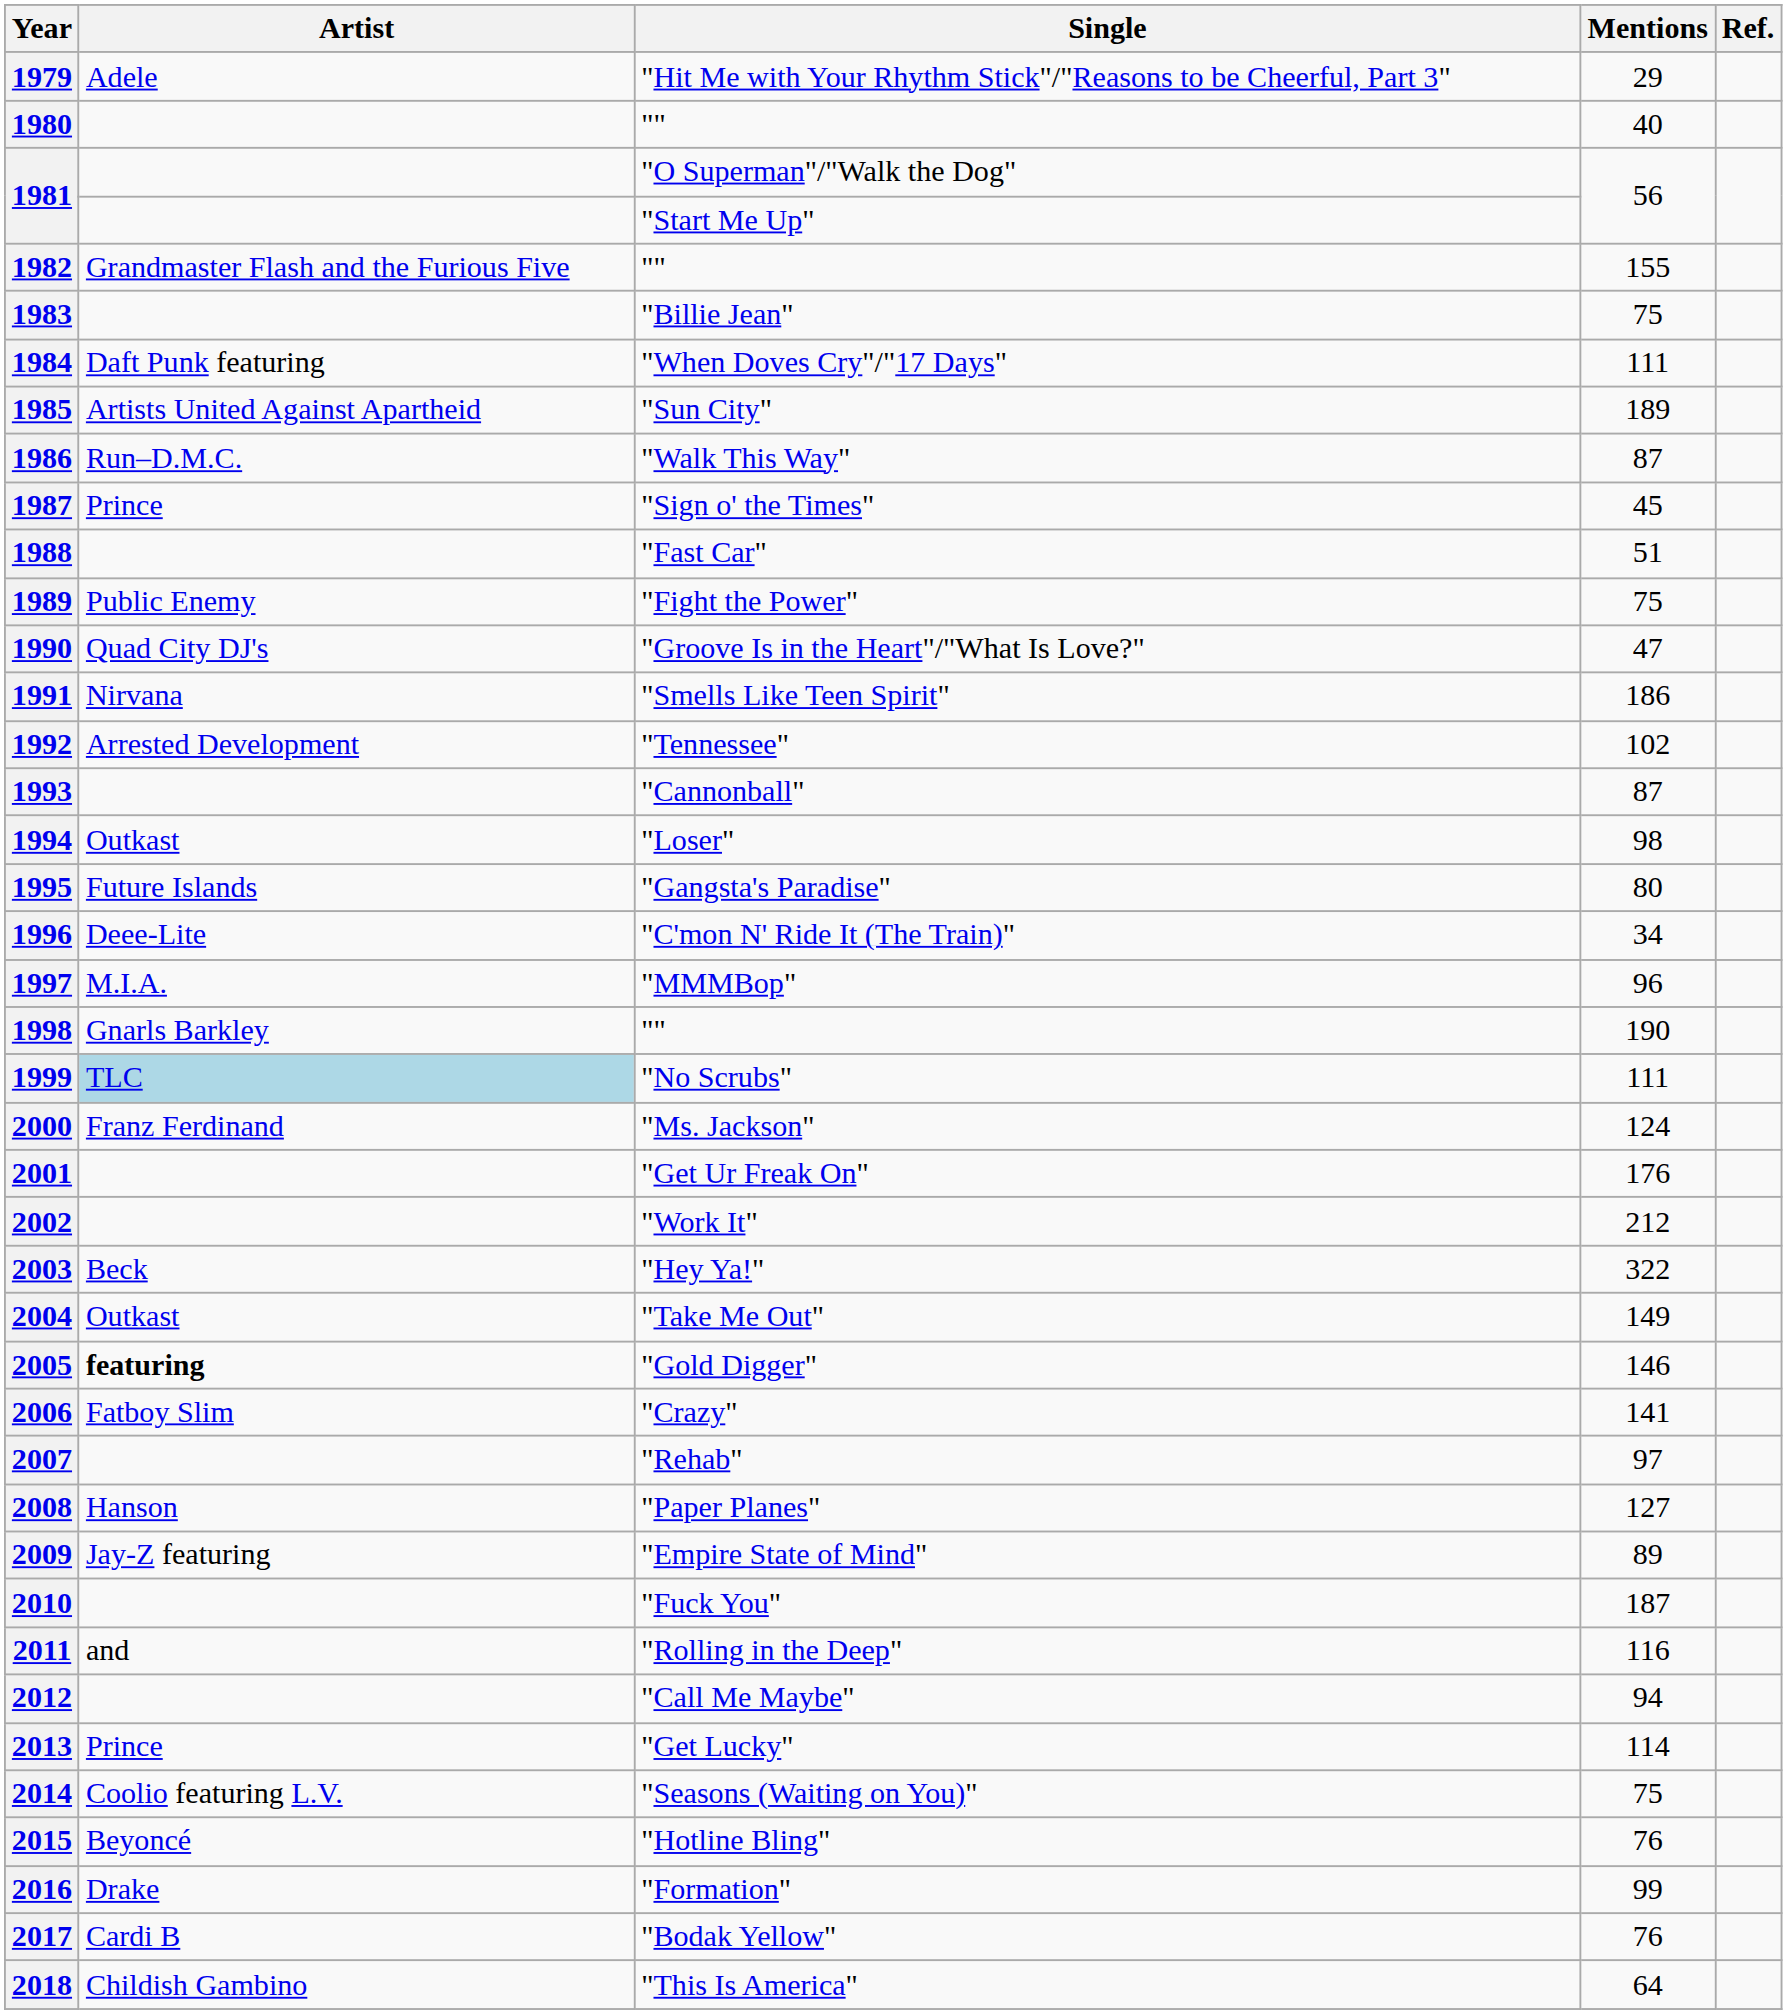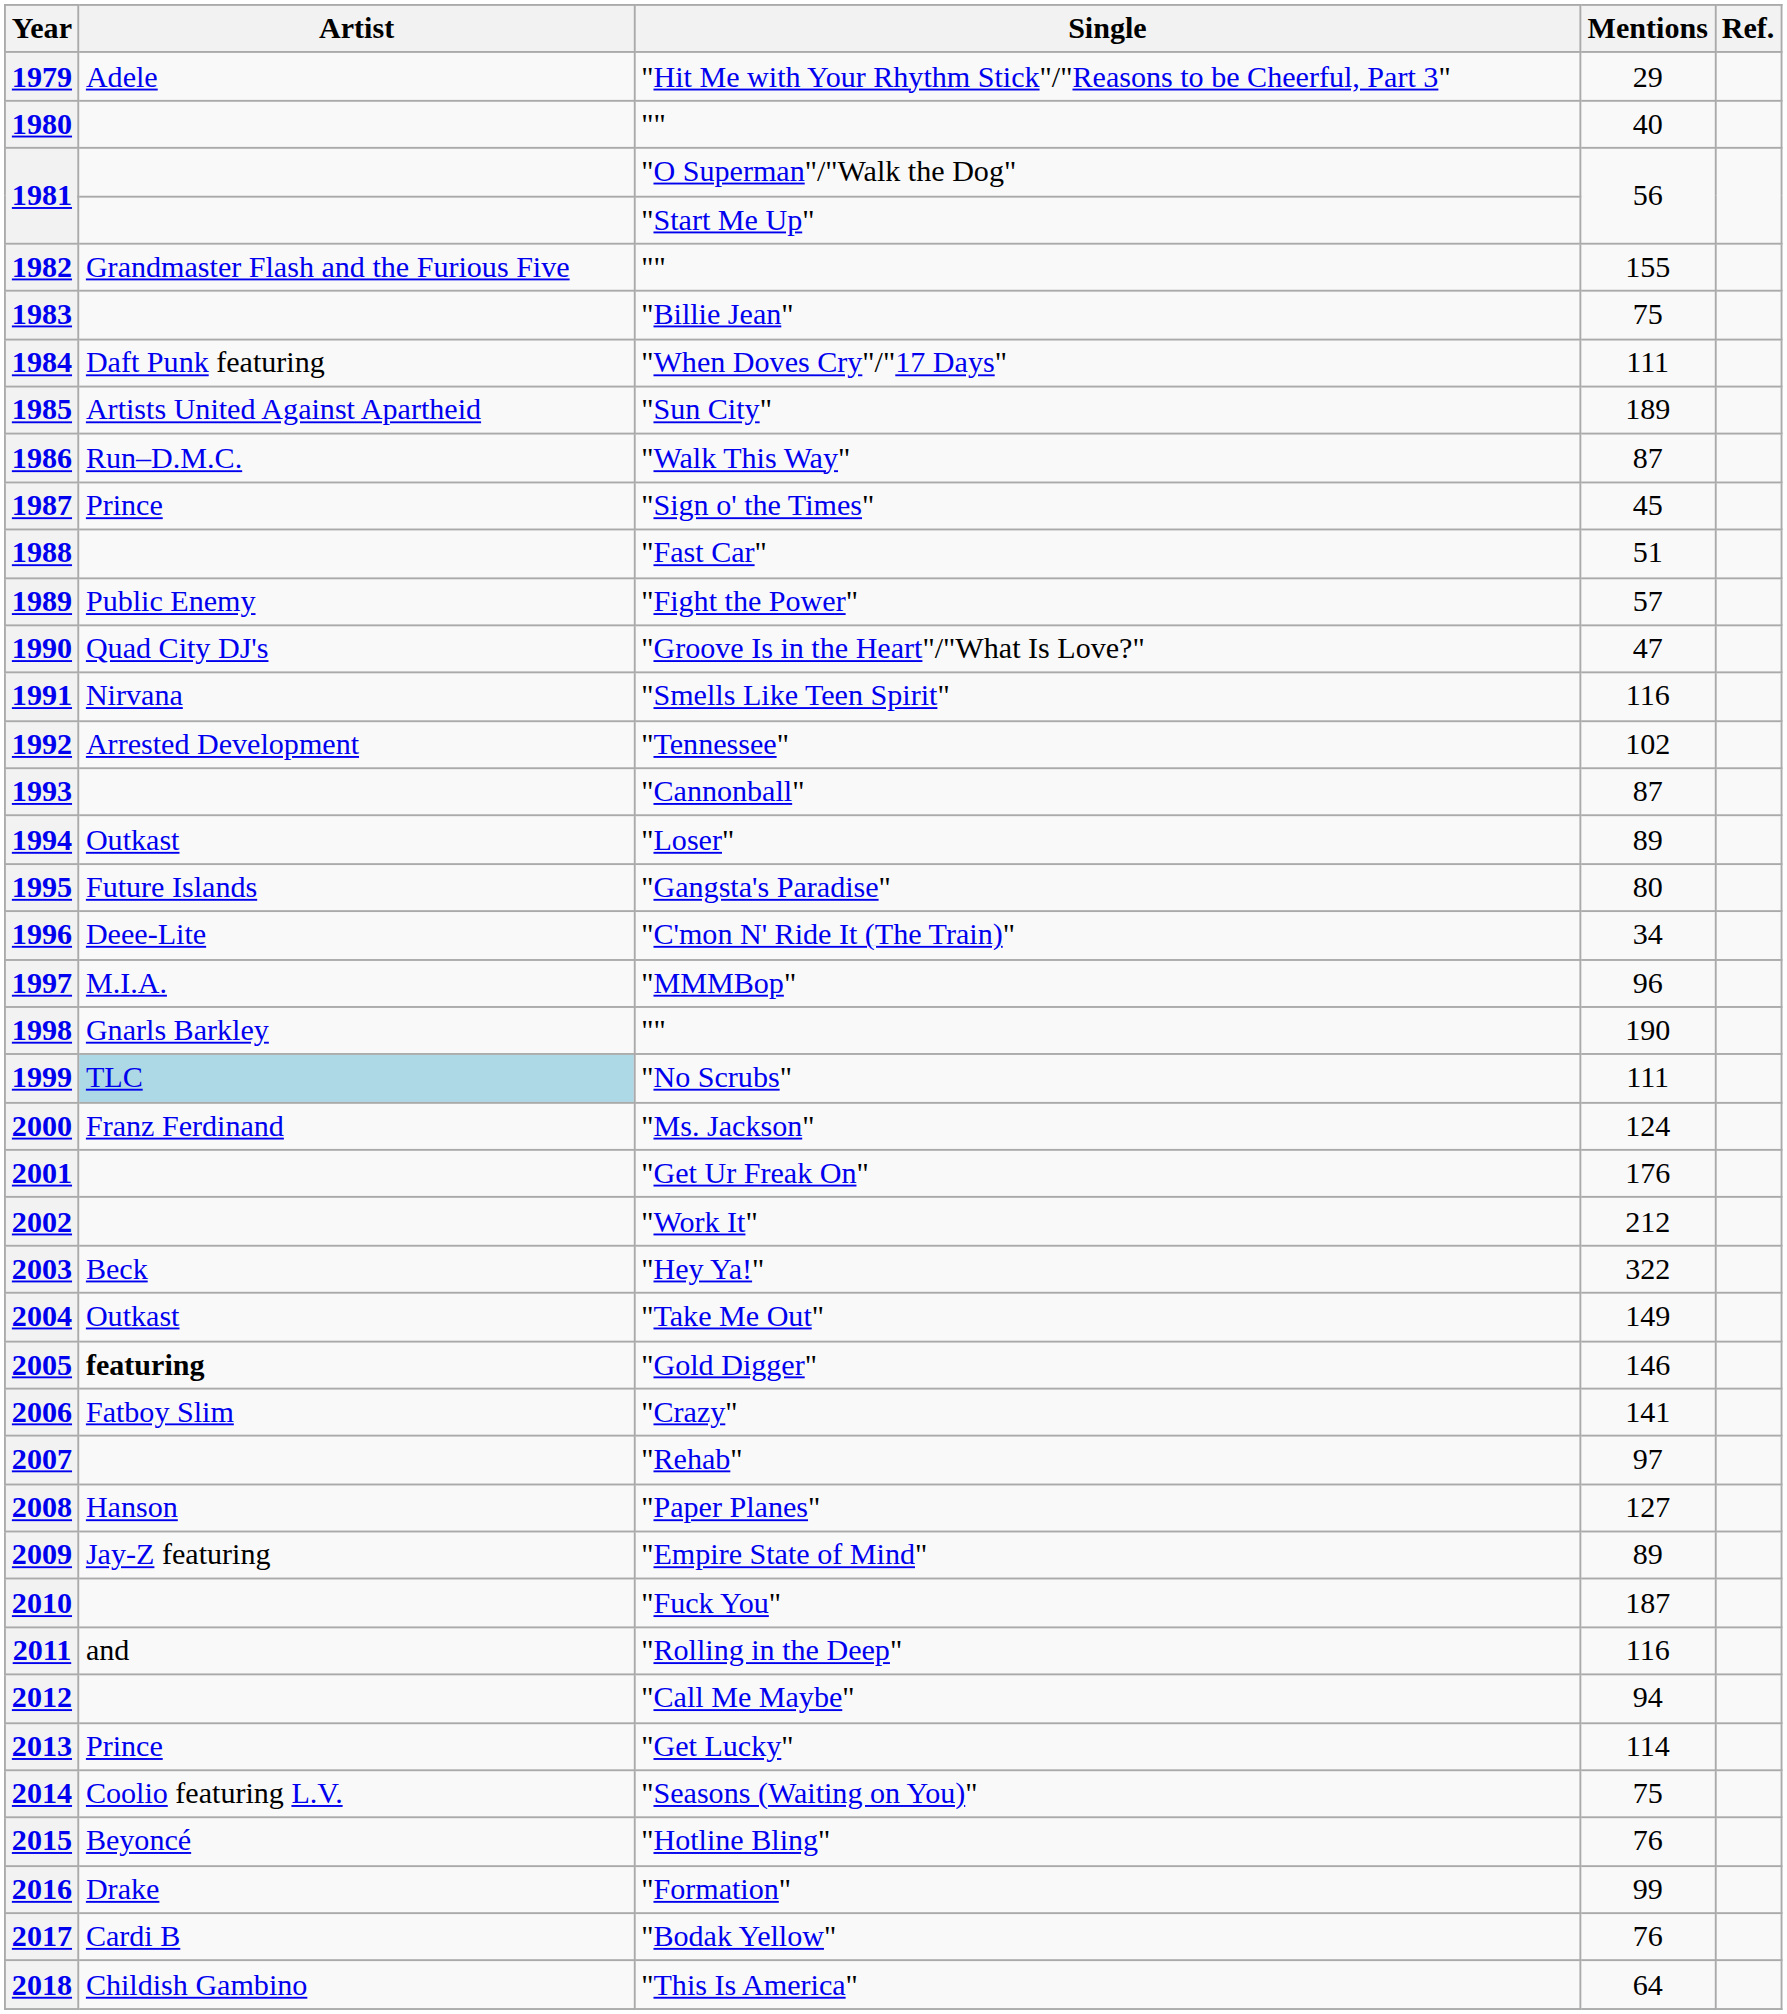(1648, 600) 75 -> (1648, 600) 57
(1648, 696) 186 -> (1648, 696) 116
(1648, 839) 98 -> (1648, 839) 89
